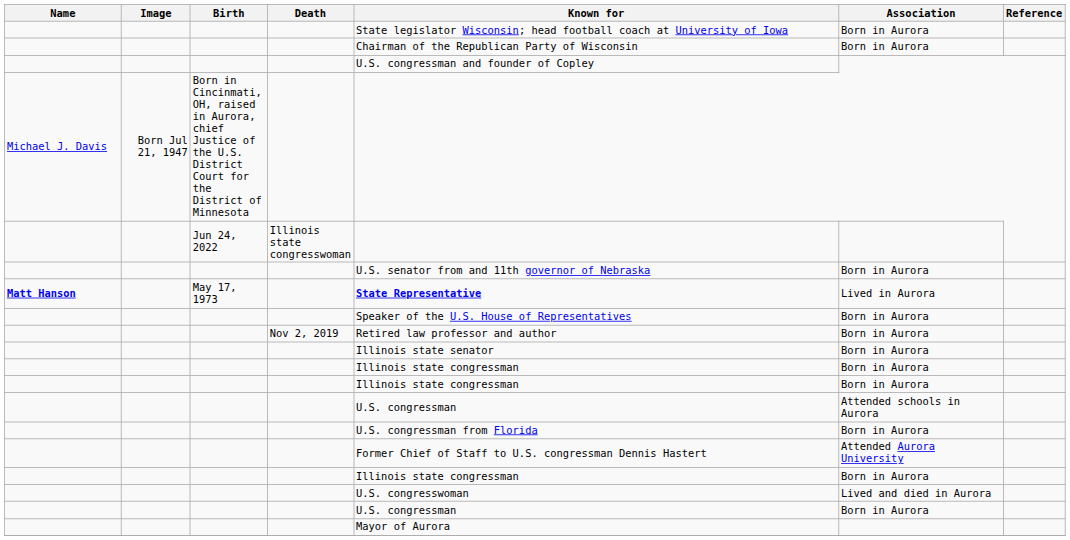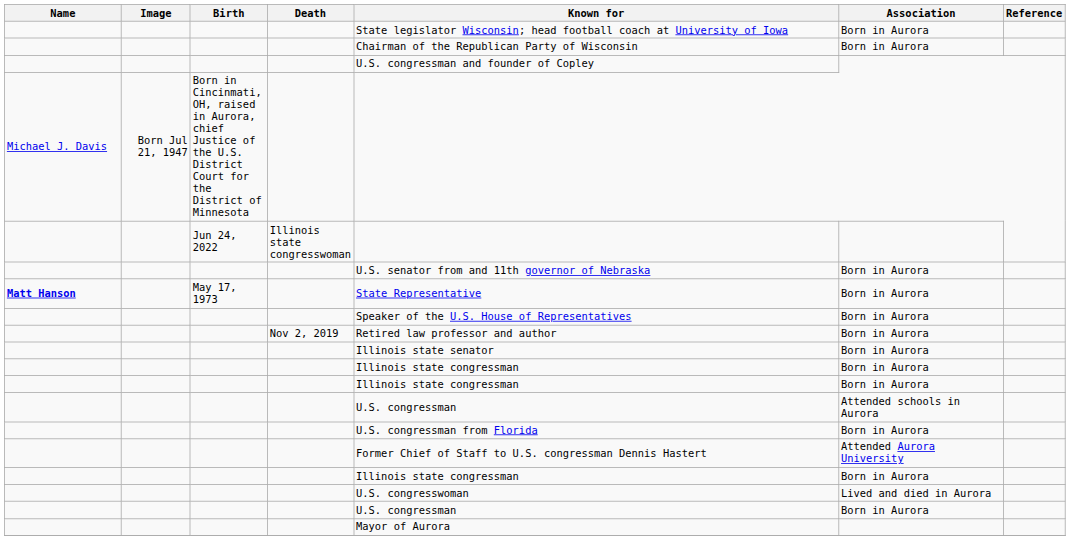(419, 294) bold -> (419, 294) normal
(888, 294) Lived in Aurora -> (885, 294) Born in Aurora
